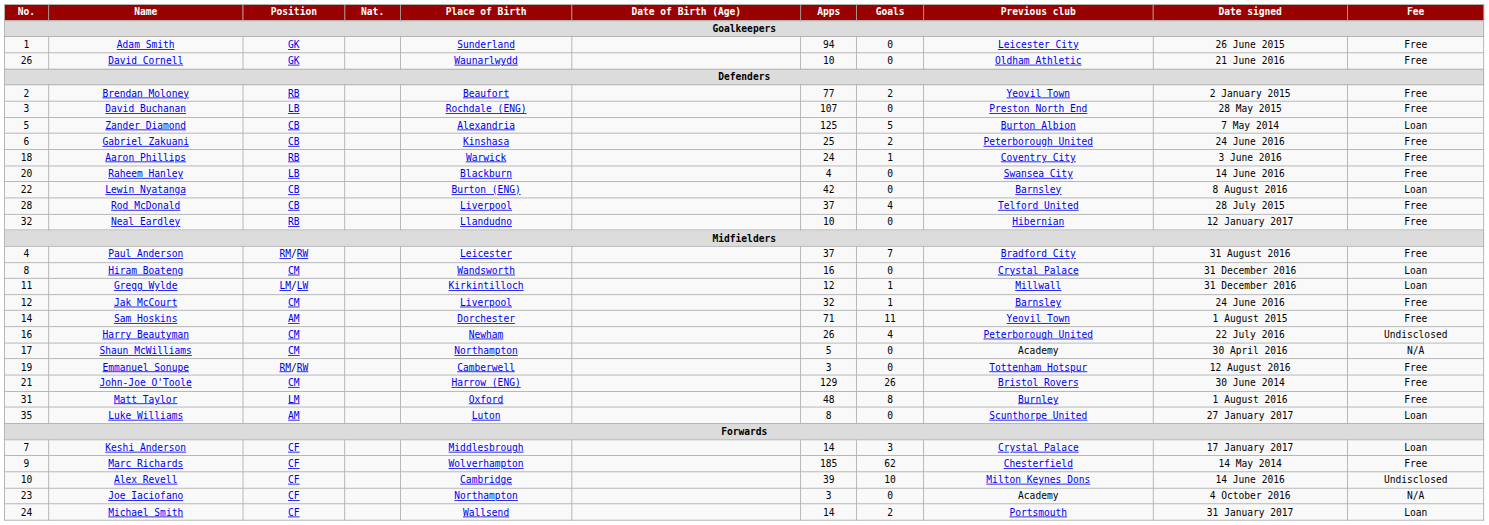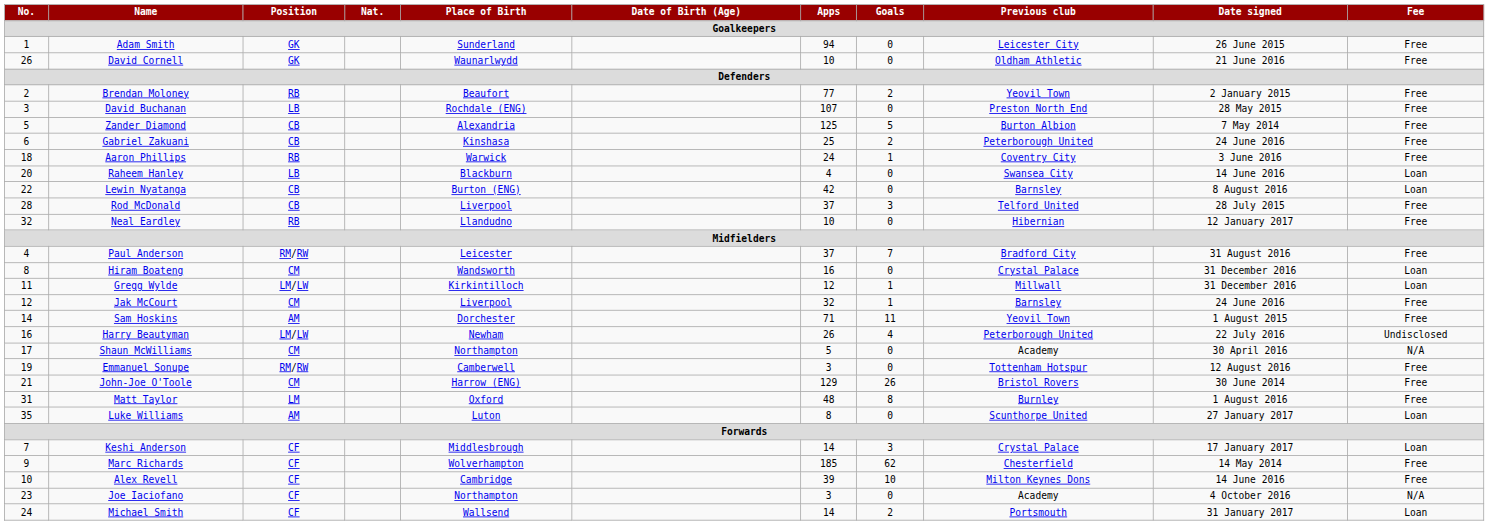(1416, 125) Loan -> (1416, 125) Free
(1416, 173) Free -> (1416, 173) Loan
(890, 206) 4 -> (890, 206) 3
(294, 335) CM -> (294, 335) LM/LW
(1416, 480) Undisclosed -> (1416, 480) Free
